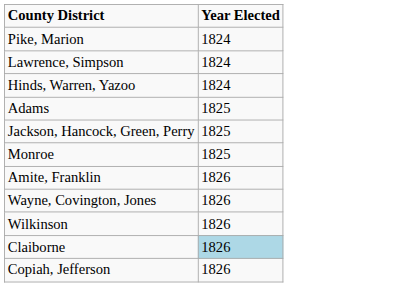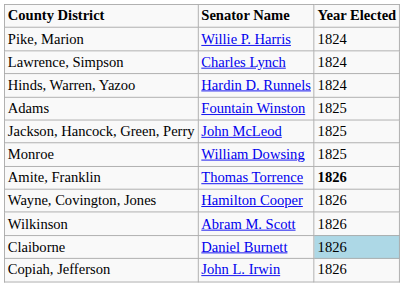+ column: (245, 16)
(216, 177) normal -> (332, 177) bold
